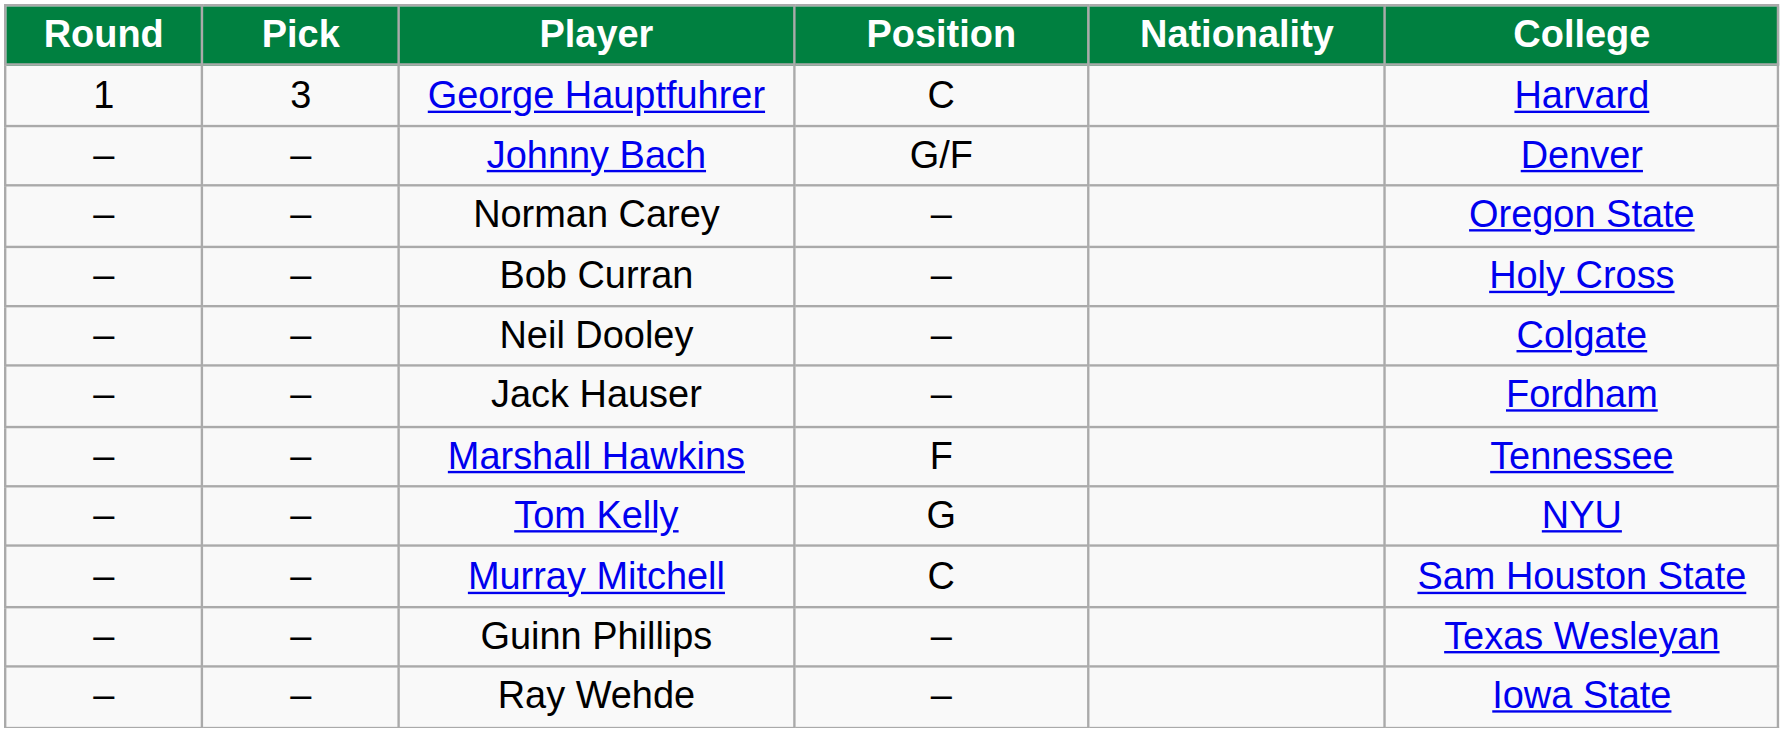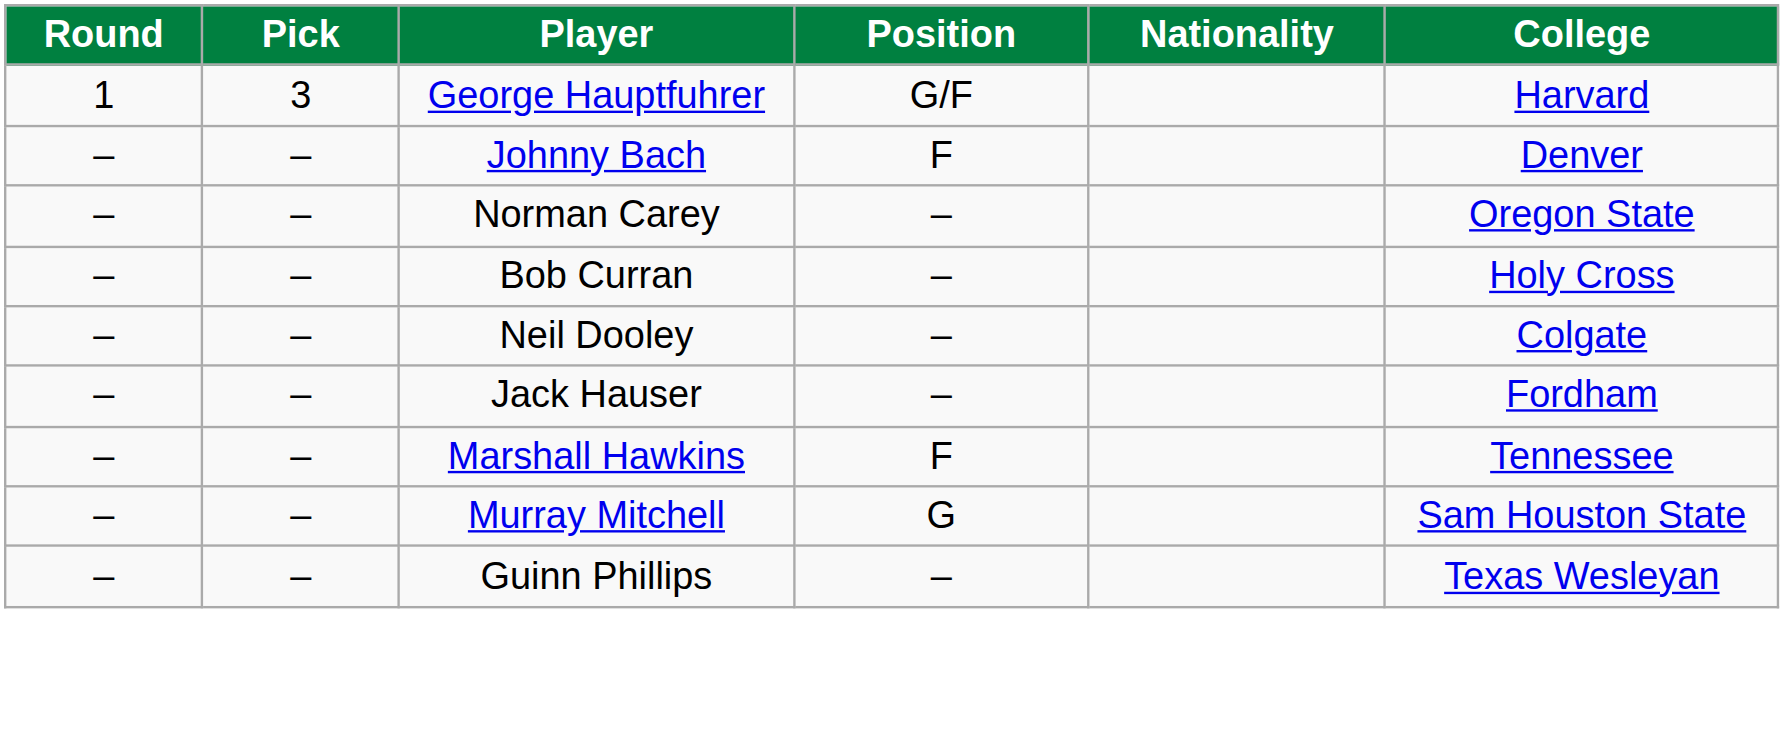(941, 94) C -> (941, 94) G/F
(941, 154) G/F -> (941, 154) F
- row: (596, 515)
(941, 575) C -> (941, 515) G
- row: (596, 696)
